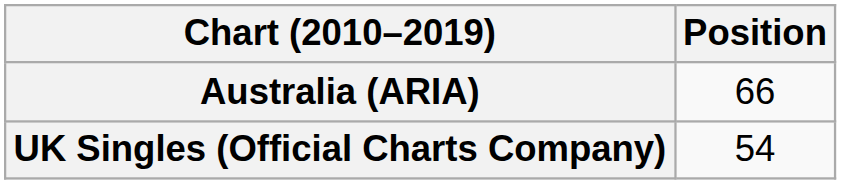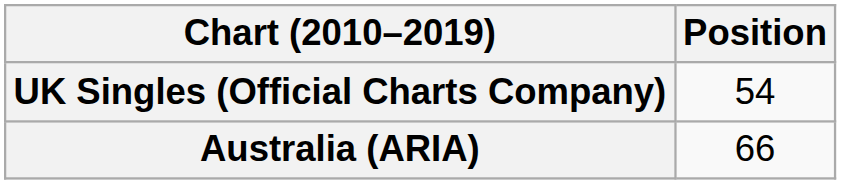rows swapped: (340, 91) <-> (340, 149)
